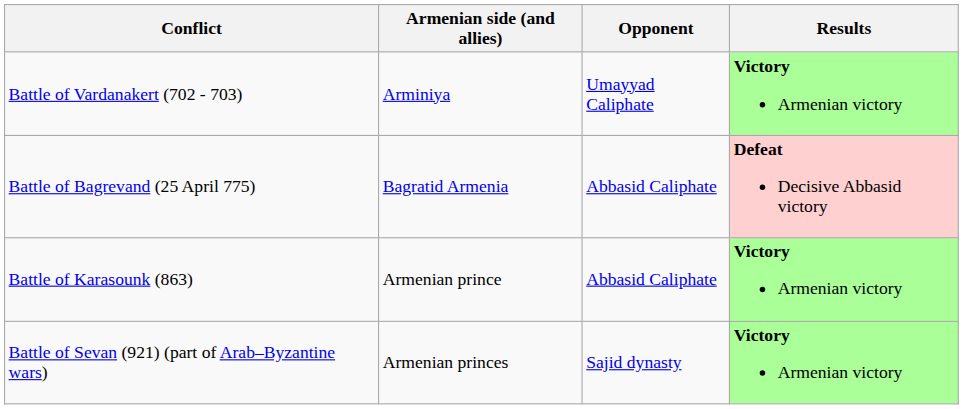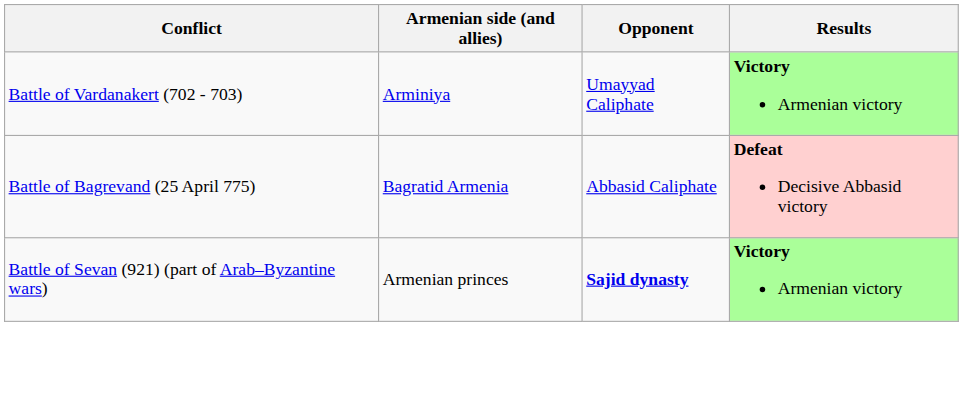- row: (101, 279)
(634, 362) normal -> (637, 279) bold
